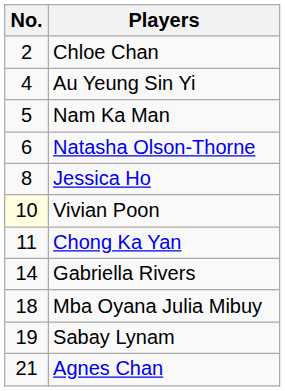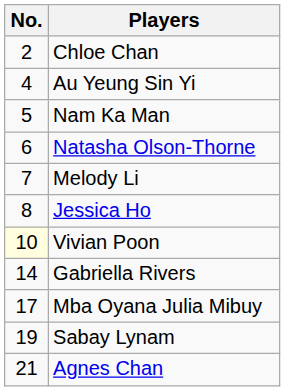+ row: (96, 178)
- row: (117, 242)
(27, 305) 18 -> (27, 305) 17
